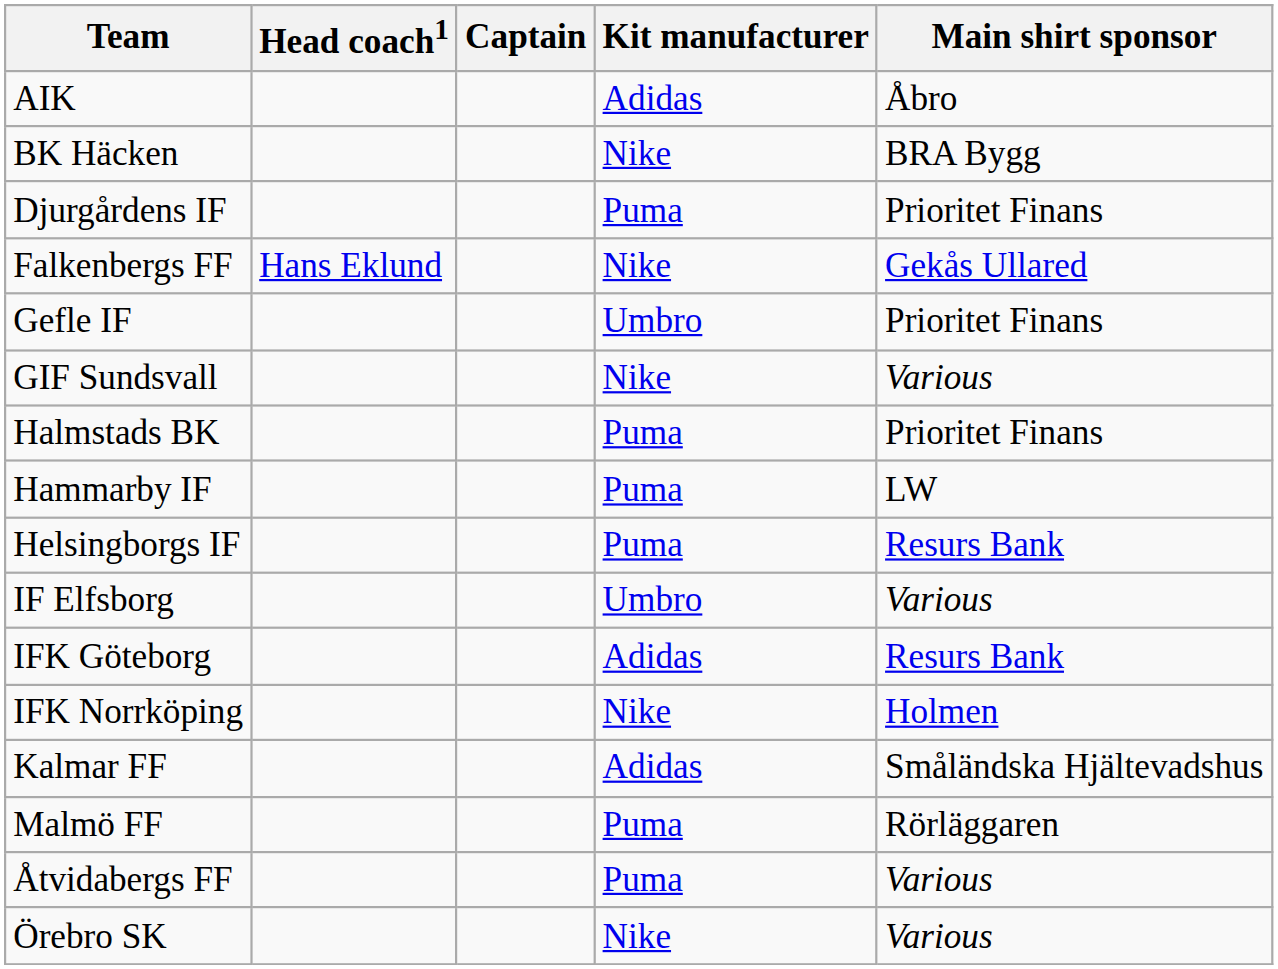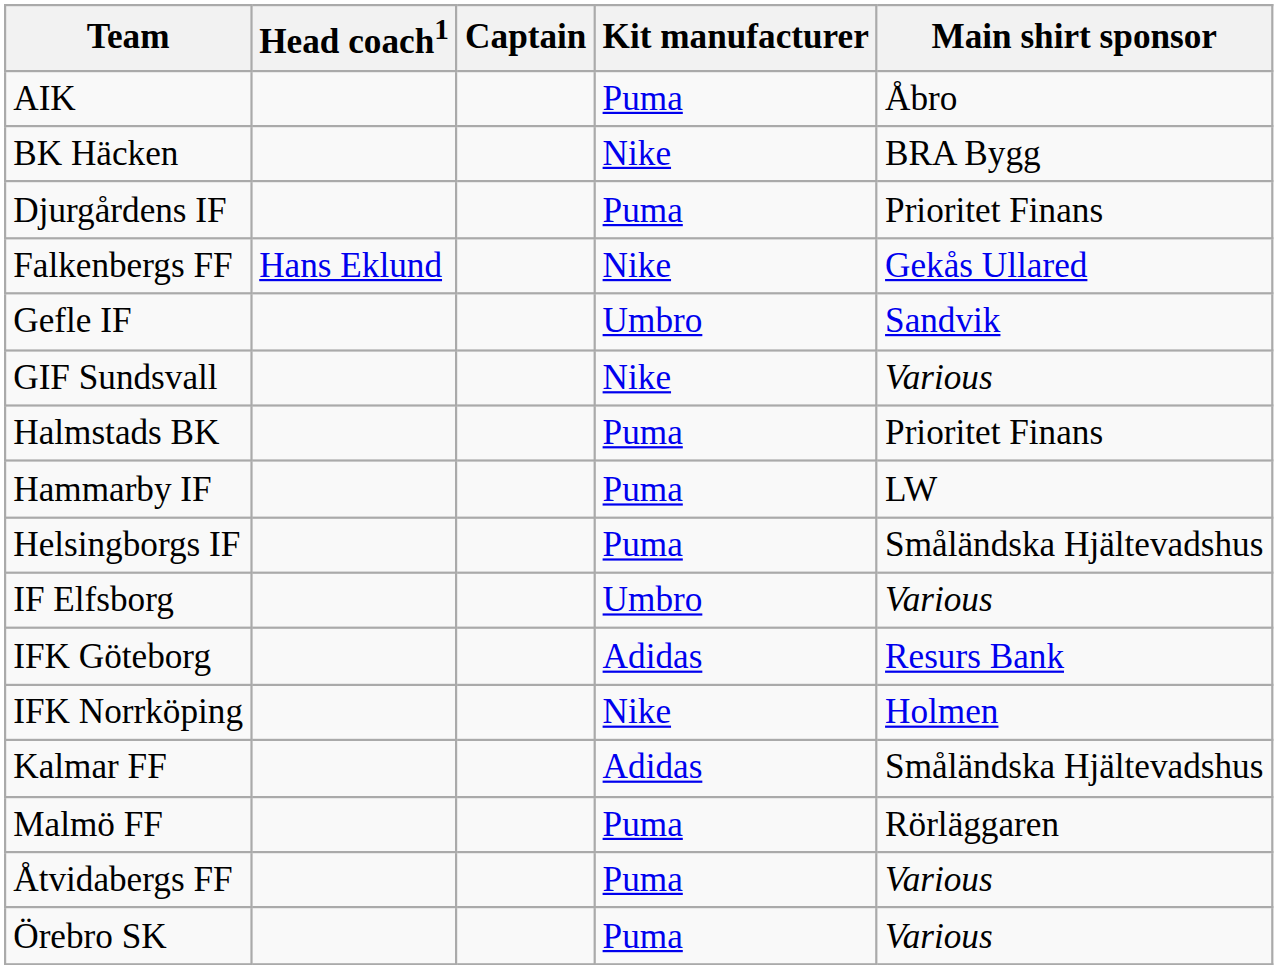(652, 97) Adidas -> (643, 97) Puma
(994, 321) Prioritet Finans -> (943, 321) Sandvik
(975, 544) Resurs Bank -> (1074, 544) Småländska Hjältevadshus
(637, 935) Nike -> (643, 935) Puma
